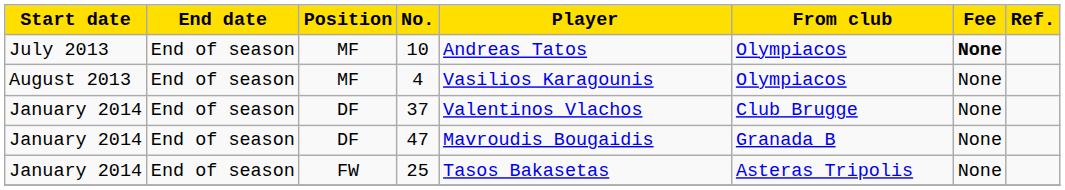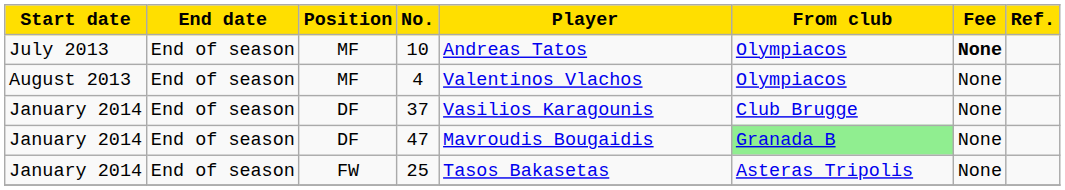(548, 80) Vasilios Karagounis -> (543, 80) Valentinos Vlachos
(543, 110) Valentinos Vlachos -> (548, 110) Vasilios Karagounis
(786, 140) no background -> (786, 140) lightgreen background
